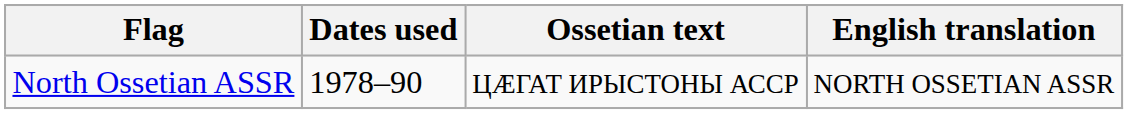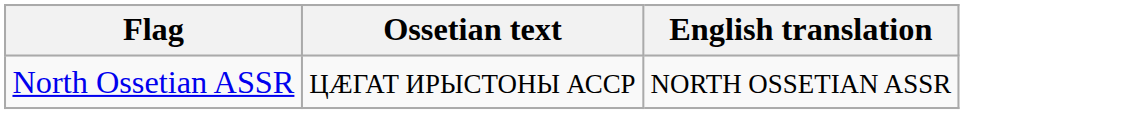- column: (383, 30)
